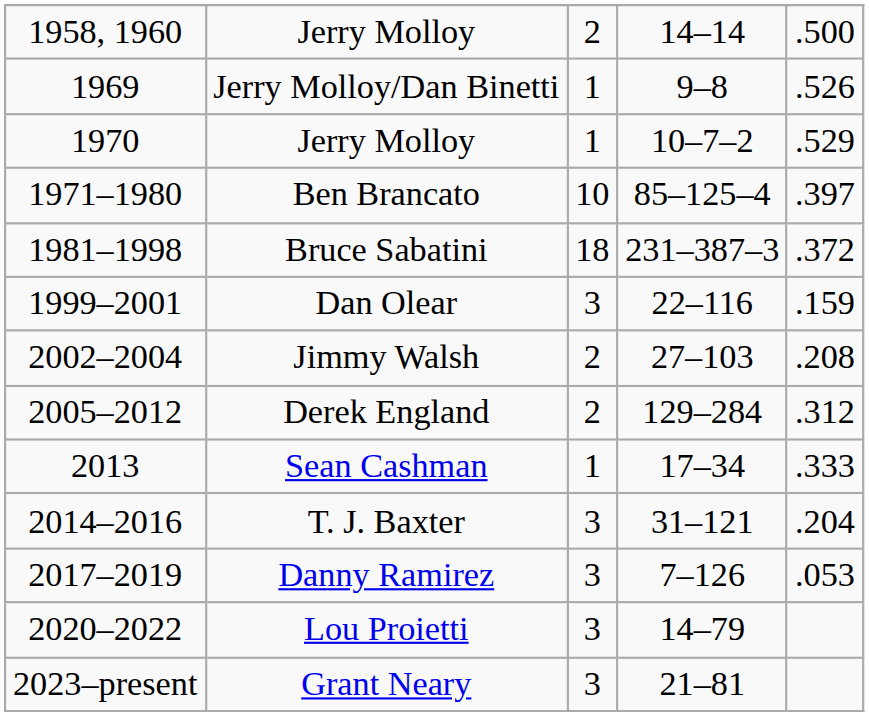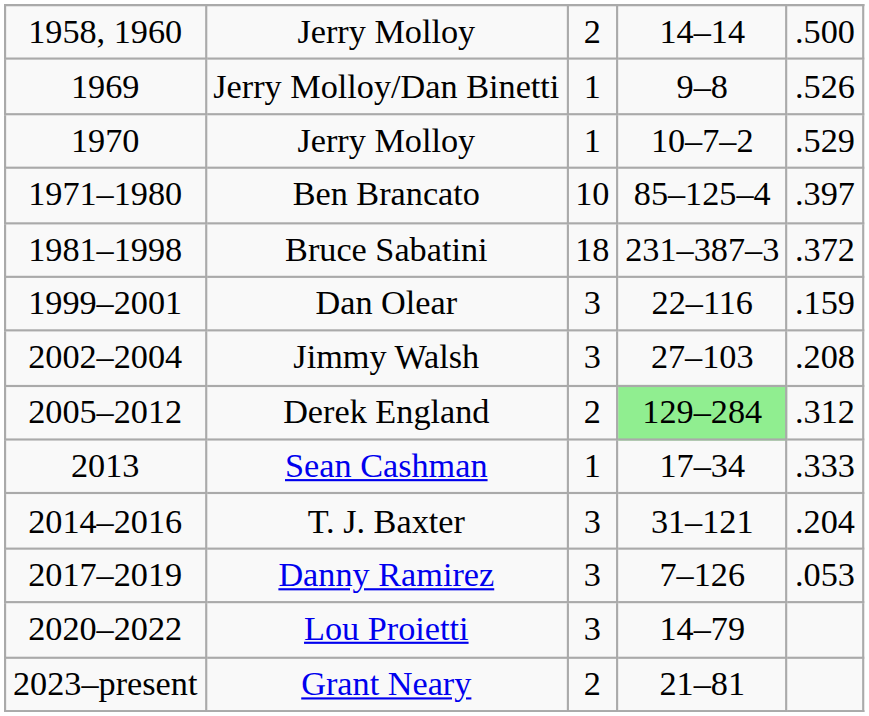(592, 357) 2 -> (592, 357) 3
(702, 411) no background -> (702, 411) lightgreen background
(592, 683) 3 -> (592, 683) 2
